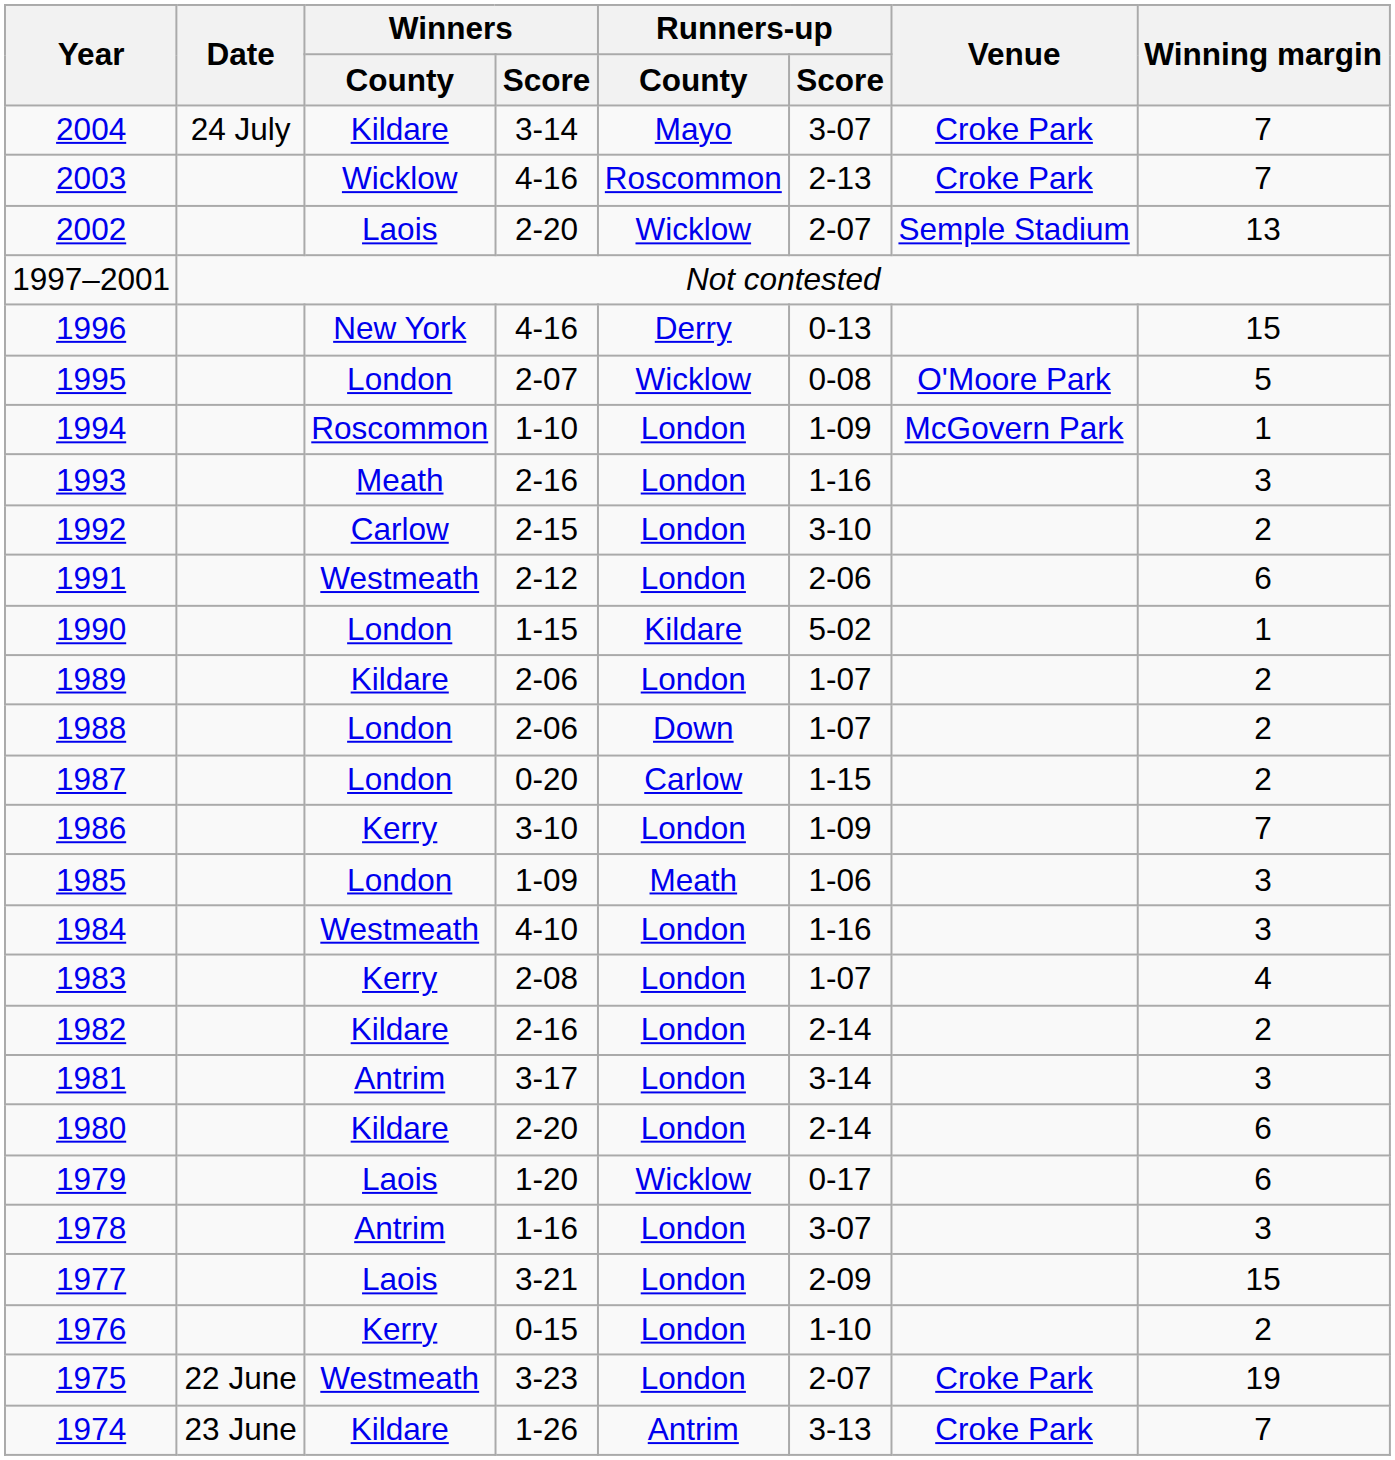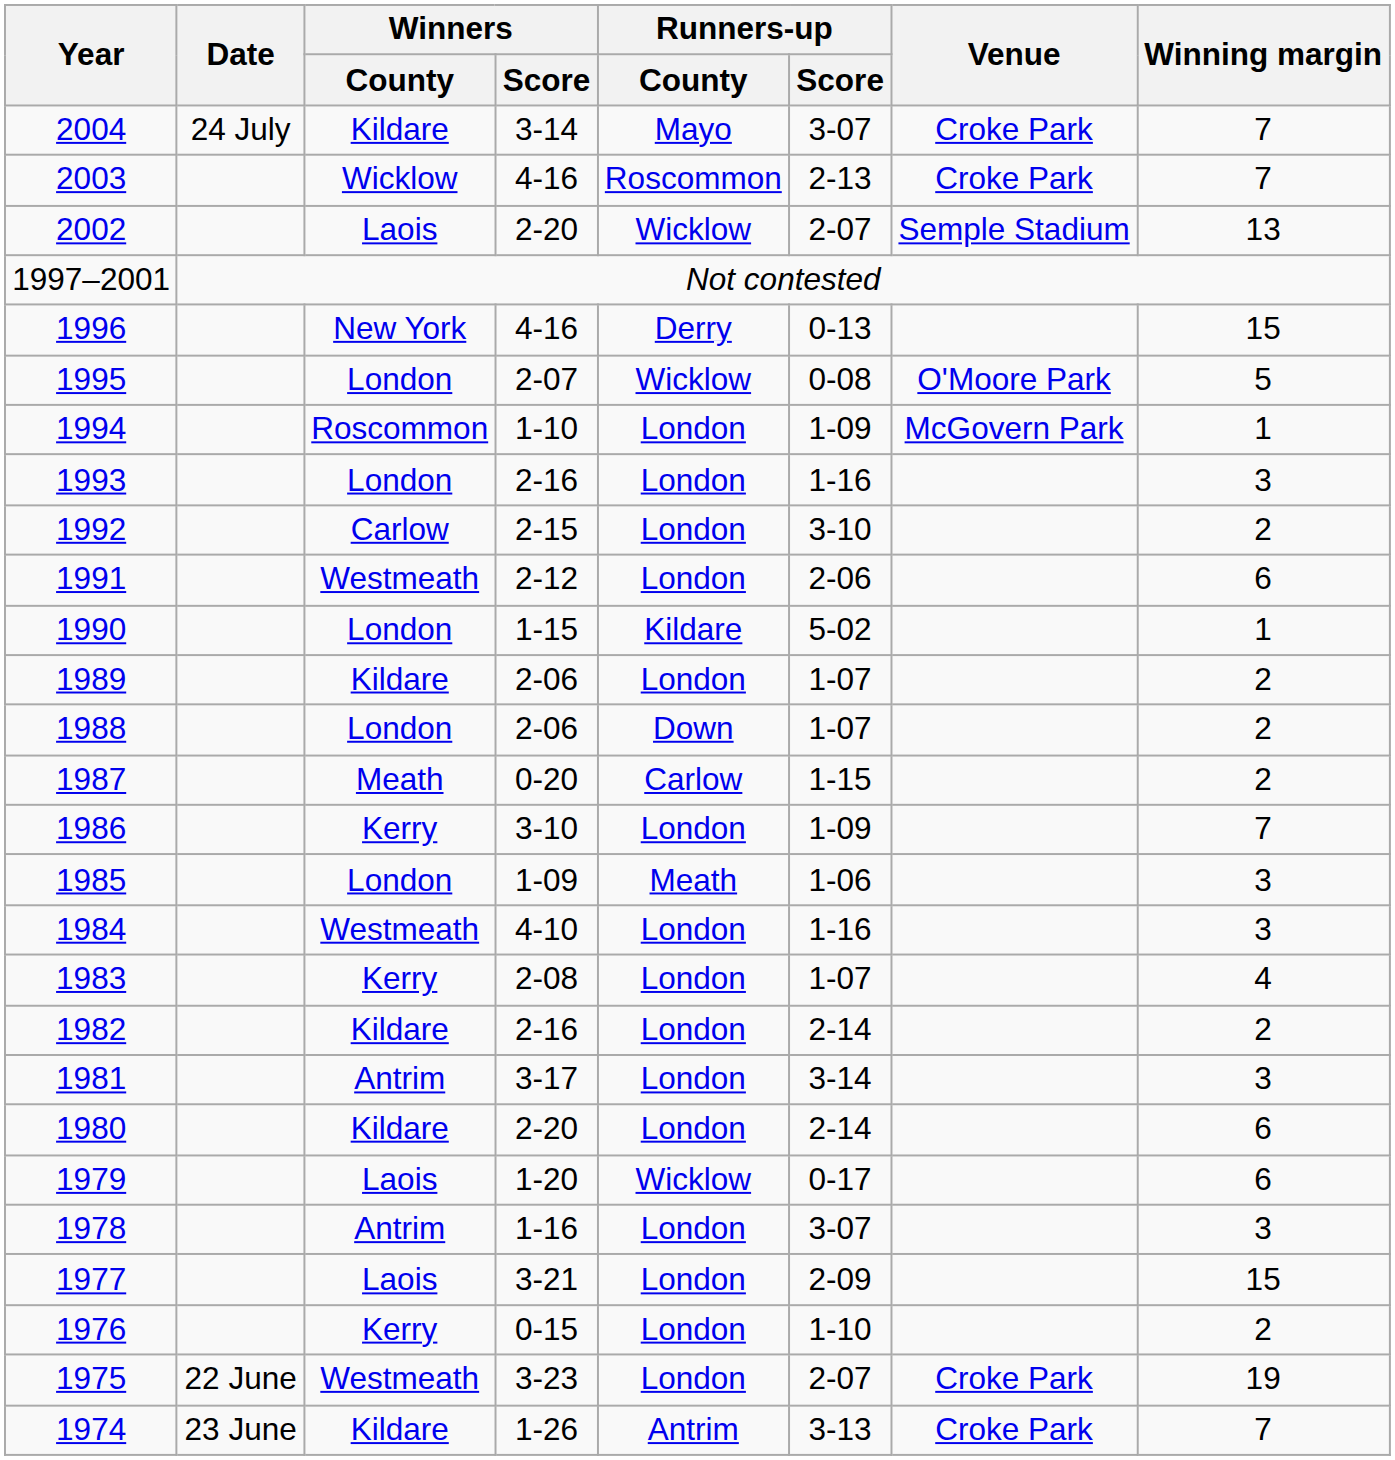(400, 479) Meath -> (400, 479) London
(400, 779) London -> (400, 779) Meath
